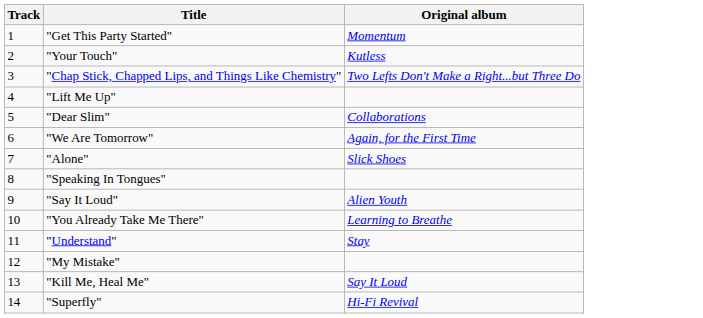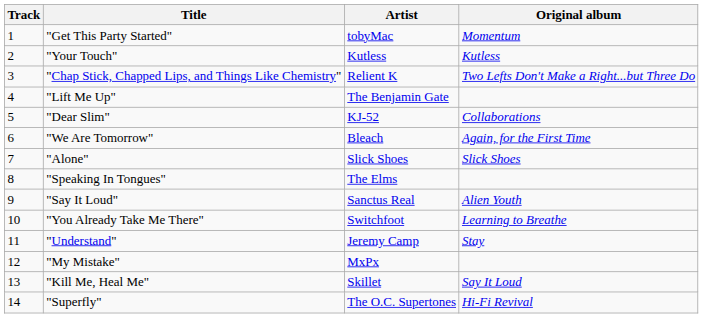+ column: (402, 14)
